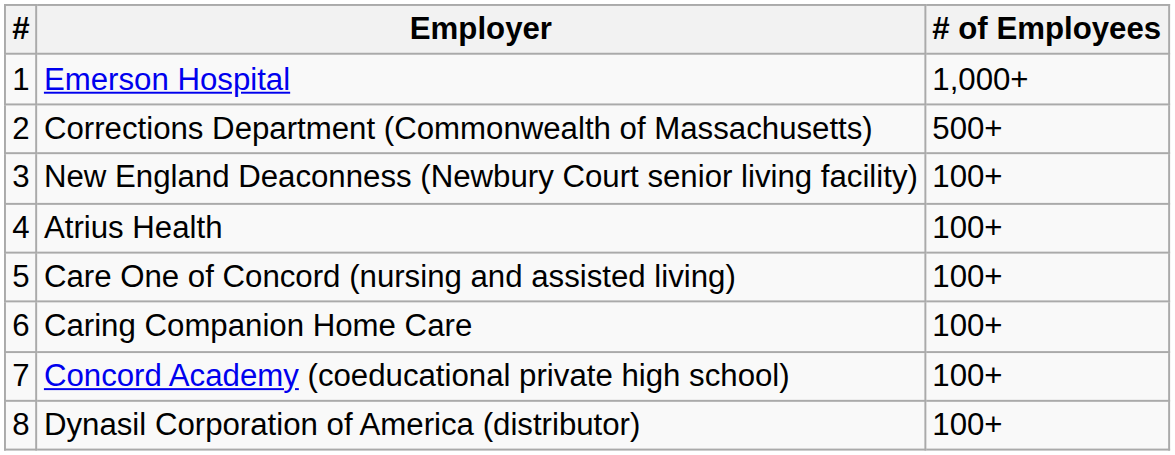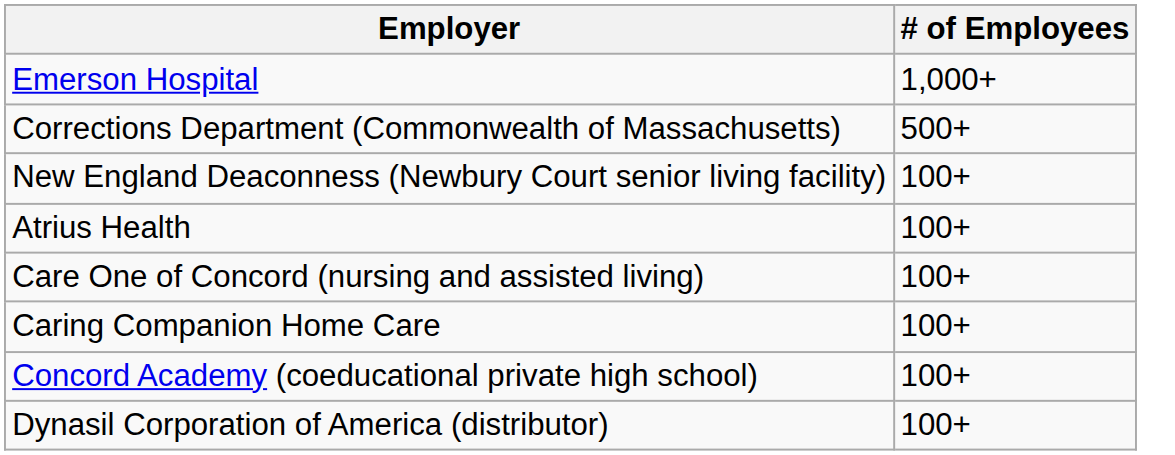- column: (21, 29)
